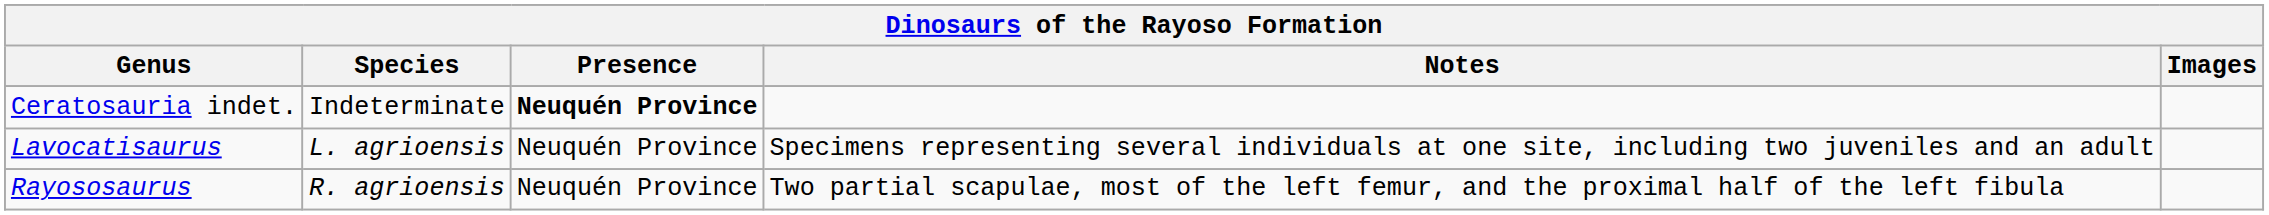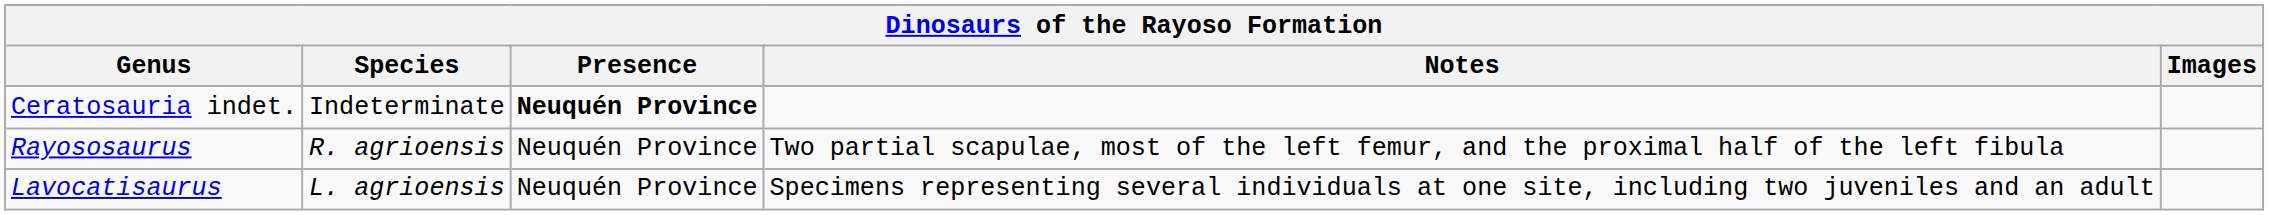rows swapped: (116, 148) <-> (101, 189)
